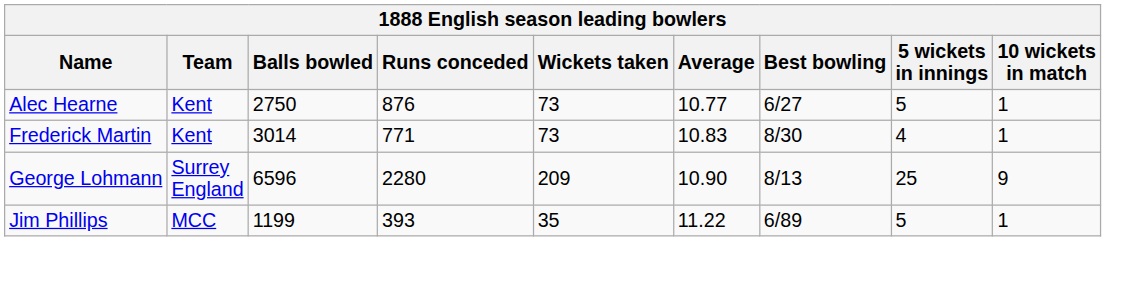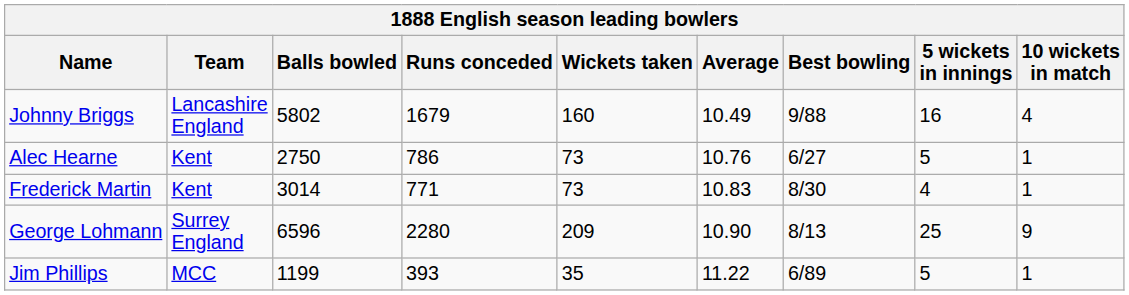+ row: (72, 115)
(398, 104) 876 -> (423, 158) 786
(702, 104) 10.77 -> (727, 158) 10.76
